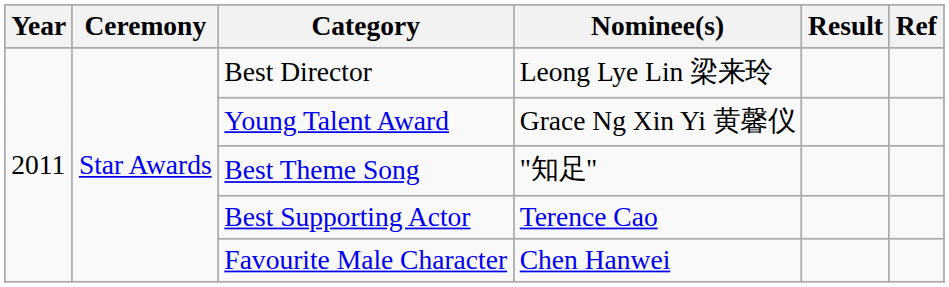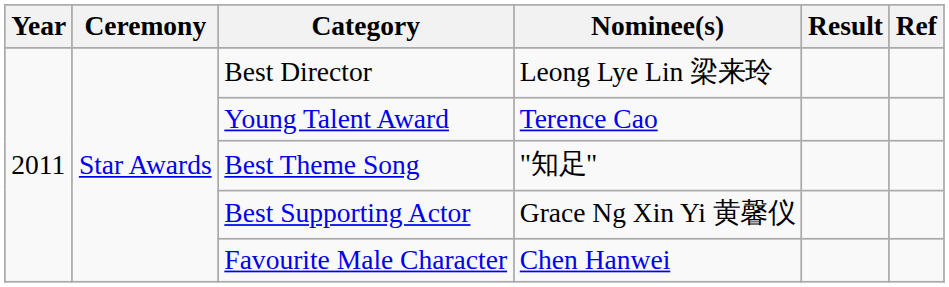(658, 120) Grace Ng Xin Yi 黄馨仪 -> (589, 118) Terence Cao
(589, 216) Terence Cao -> (658, 212) Grace Ng Xin Yi 黄馨仪
